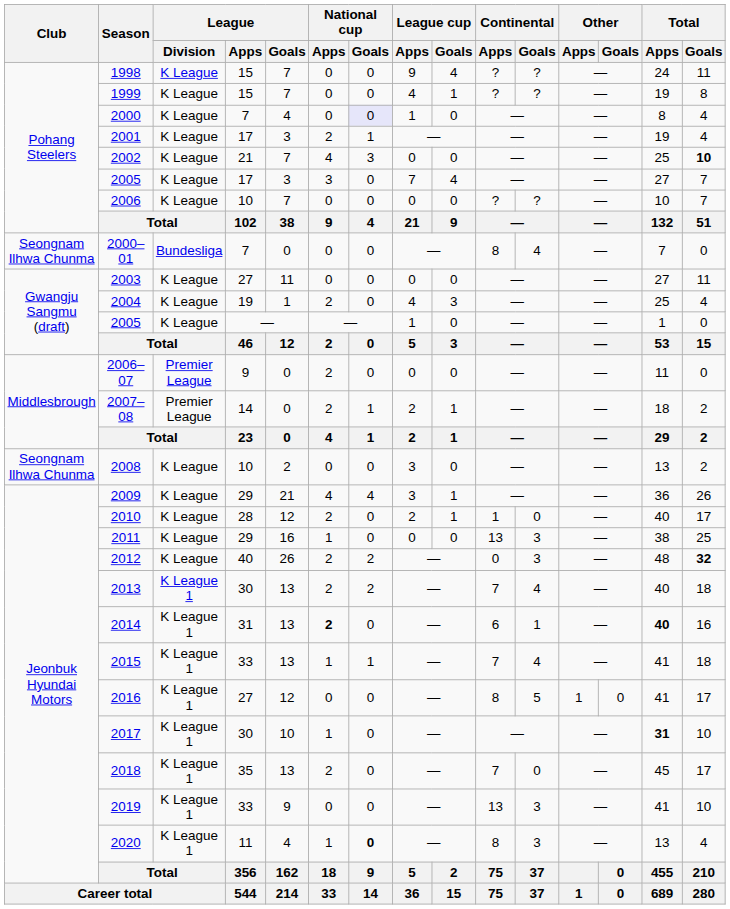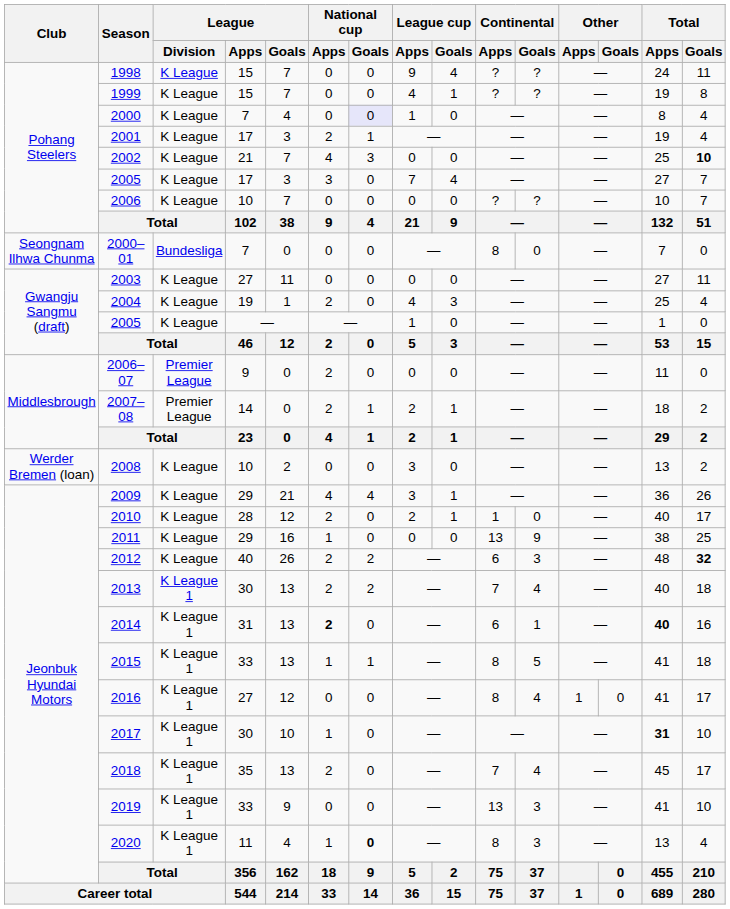(537, 250) 4 -> (537, 250) 0
(52, 466) Seongnam Ilhwa Chunma -> (52, 466) Werder Bremen (loan)
(537, 538) 3 -> (537, 538) 9
(495, 559) 0 -> (495, 559) 6
(495, 661) 7 -> (495, 661) 8
(537, 661) 4 -> (537, 661) 5
(537, 697) 5 -> (537, 697) 4
(537, 770) 0 -> (537, 770) 4
